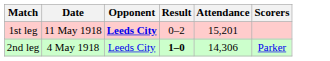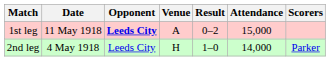+ column: (176, 13)
(223, 30) 15,201 -> (257, 30) 15,000
(177, 47) bold -> (210, 47) normal
(223, 47) 14,306 -> (257, 47) 14,000
